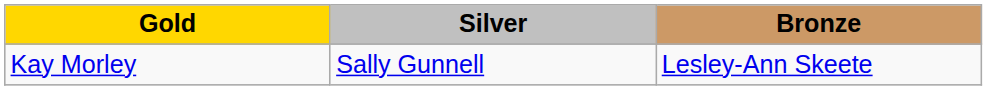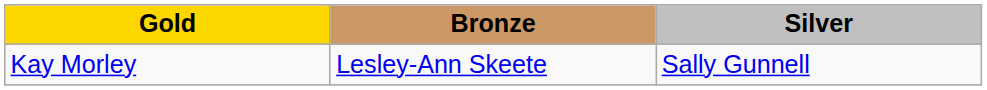columns swapped: (493, 24) <-> (819, 24)
